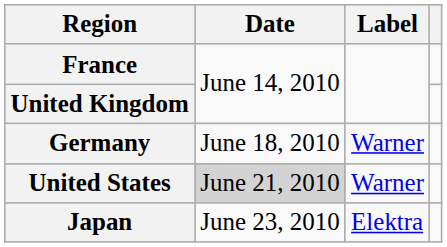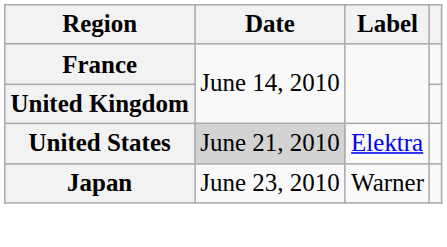- row: (100, 143)
(388, 182) Warner -> (387, 143) Elektra
(387, 222) Elektra -> (388, 182) Warner
